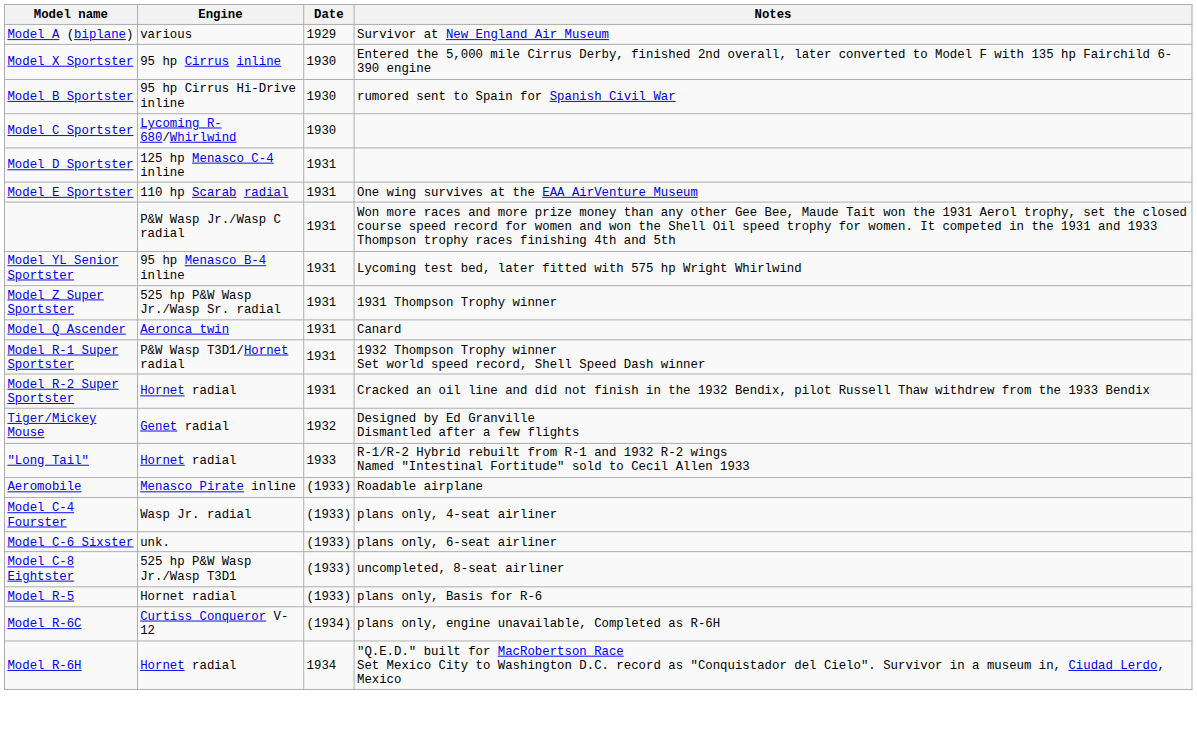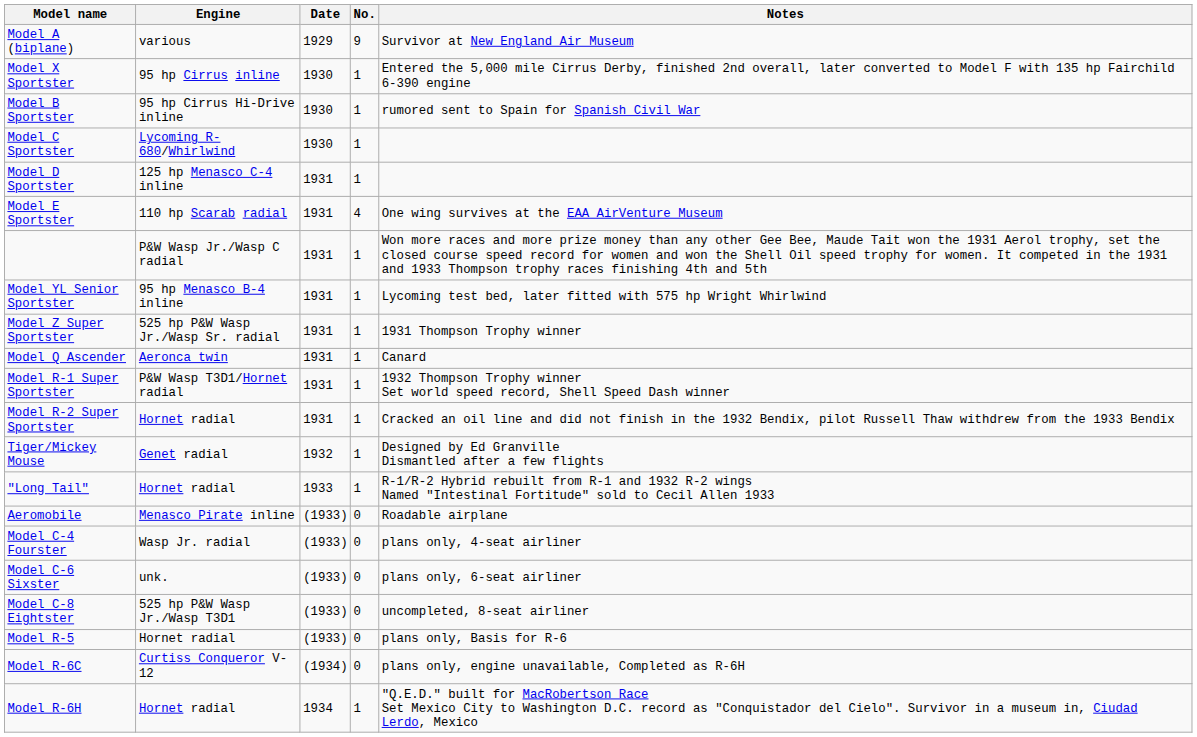+ column: (365, 15)
